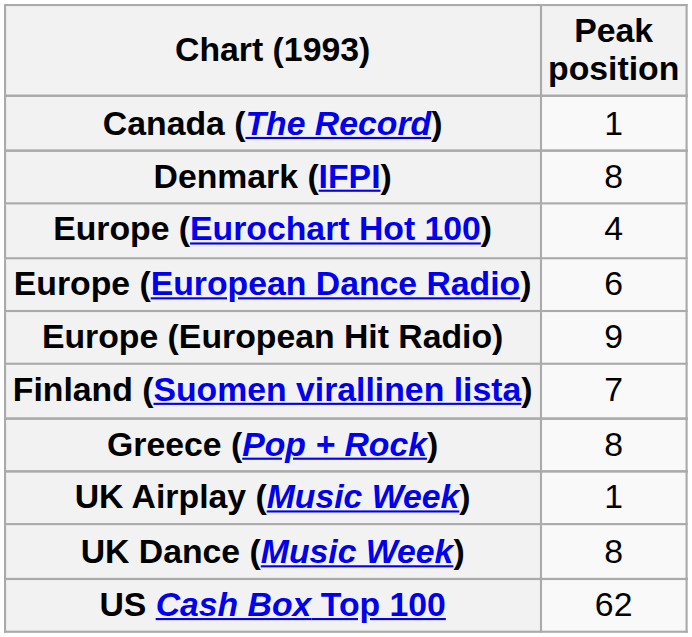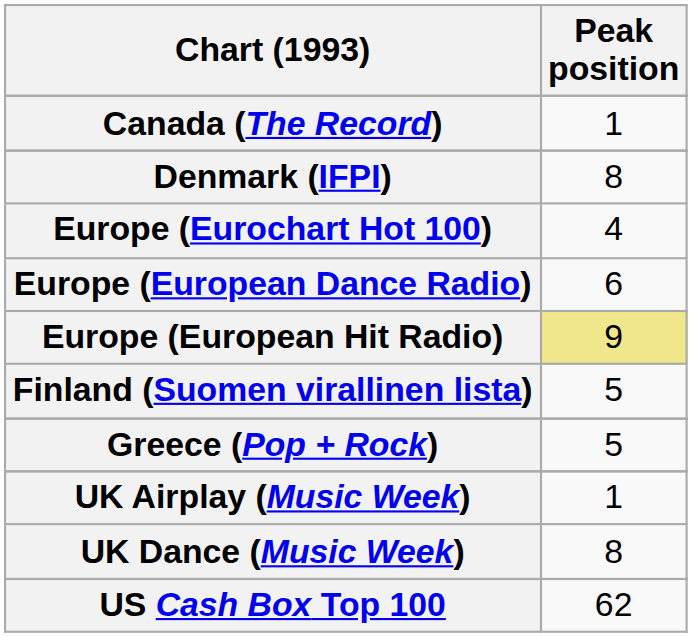(614, 336) no background -> (614, 336) khaki background
(614, 390) 7 -> (614, 390) 5
(614, 444) 8 -> (614, 444) 5
